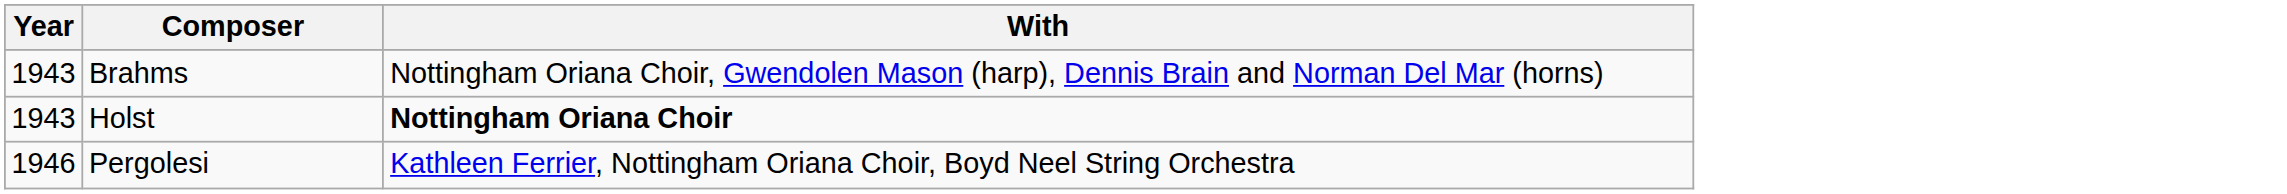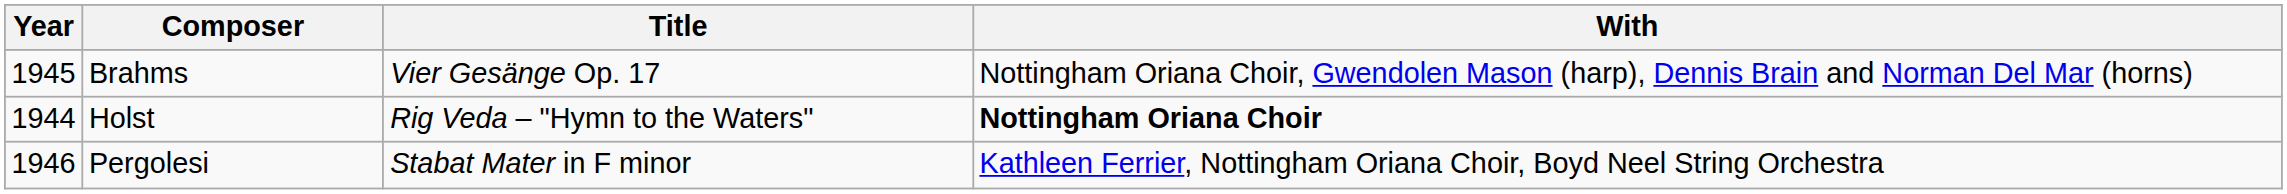+ column: (678, 27)
(44, 73) 1943 -> (44, 73) 1945
(44, 118) 1943 -> (44, 118) 1944
